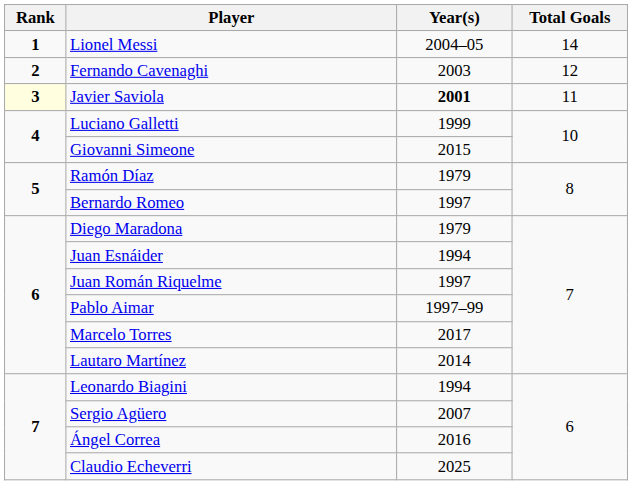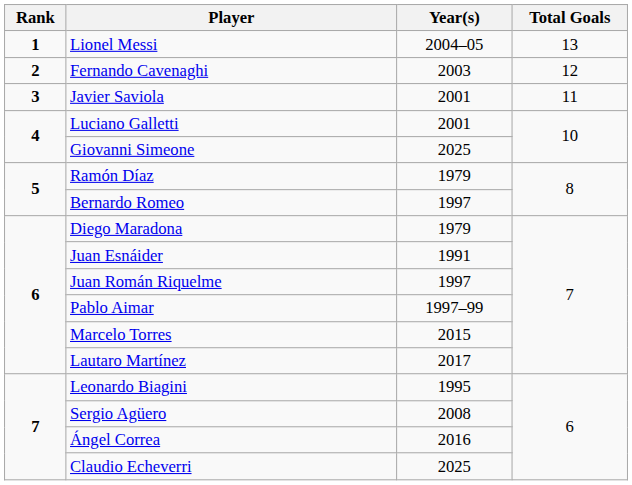(570, 44) 14 -> (570, 44) 13
(35, 96) lightyellow background -> (35, 96) no background
(454, 96) bold -> (454, 96) normal
(454, 123) 1999 -> (454, 123) 2001
(454, 149) 2015 -> (454, 149) 2025
(454, 255) 1994 -> (454, 255) 1991
(454, 334) 2017 -> (454, 334) 2015
(454, 360) 2014 -> (454, 360) 2017
(454, 387) 1994 -> (454, 387) 1995
(454, 413) 2007 -> (454, 413) 2008
